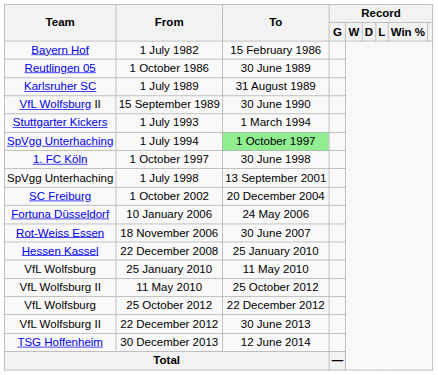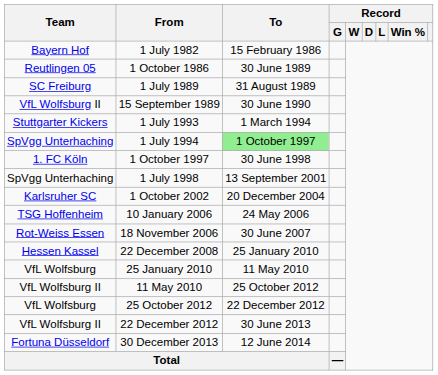(60, 86) Karlsruher SC -> (60, 86) SC Freiburg
(60, 196) SC Freiburg -> (60, 196) Karlsruher SC
(60, 214) Fortuna Düsseldorf -> (60, 214) TSG Hoffenheim
(60, 342) TSG Hoffenheim -> (60, 342) Fortuna Düsseldorf
